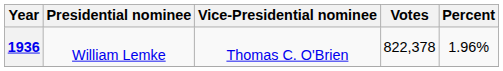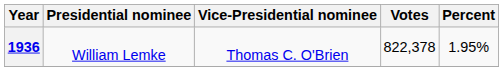(469, 46) 1.96% -> (469, 46) 1.95%
